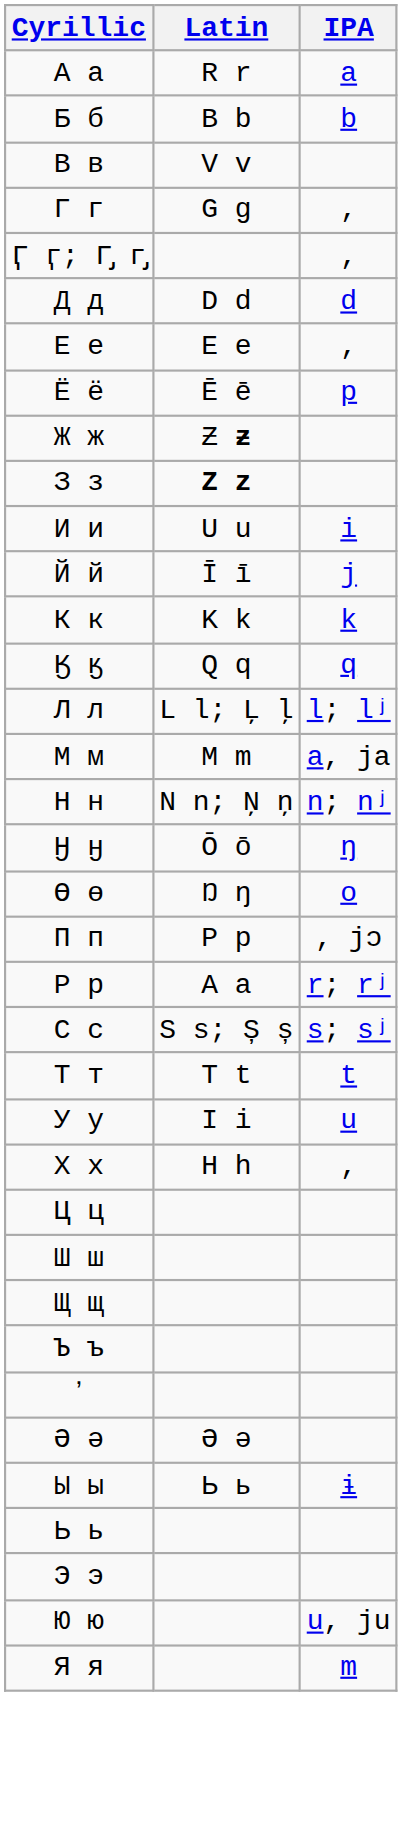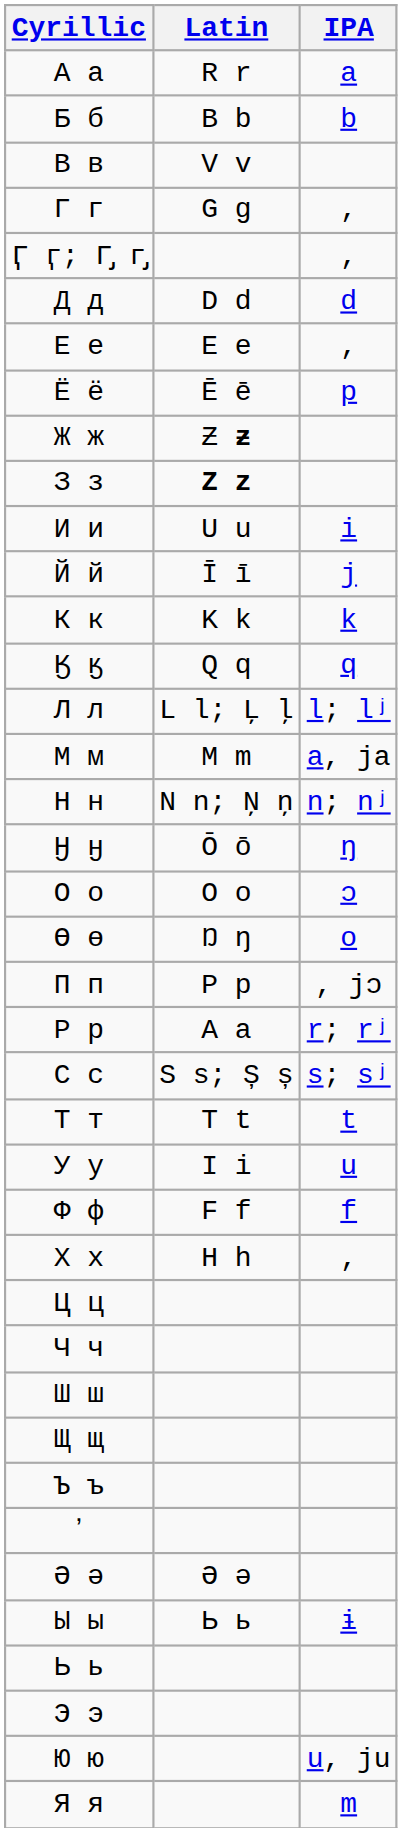+ row: (79, 893)
+ row: (79, 1212)
+ row: (79, 1349)
